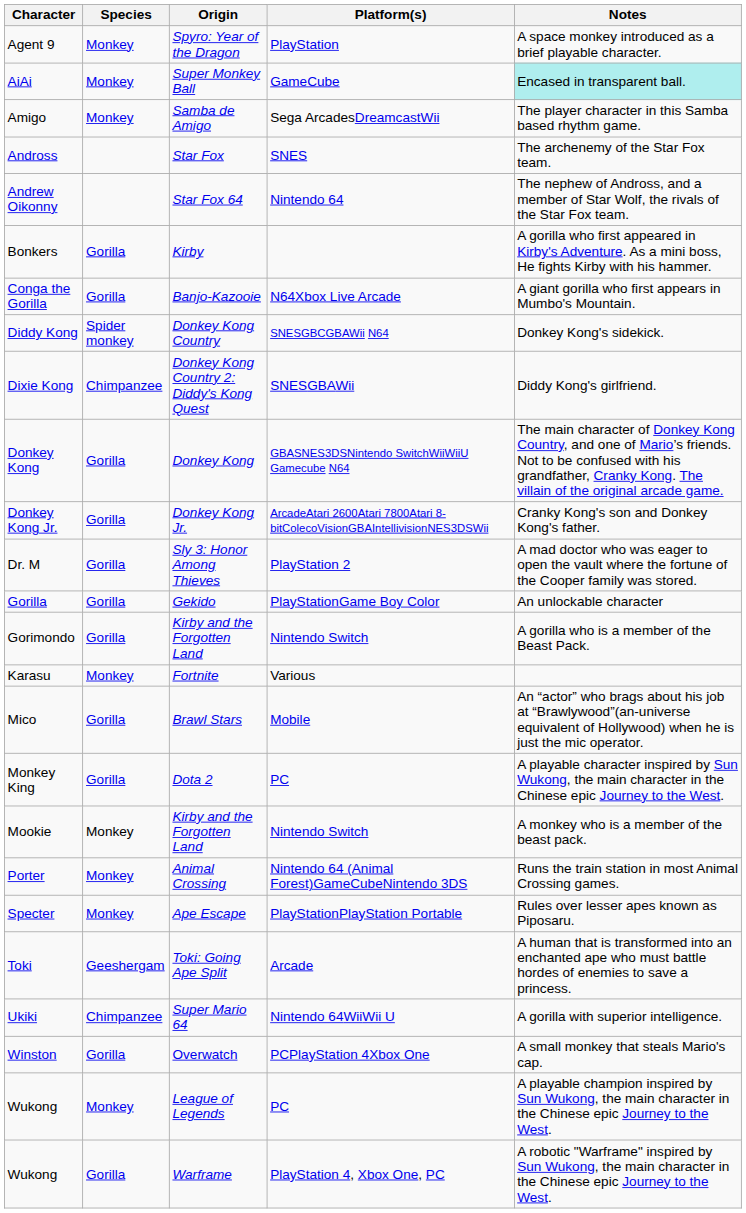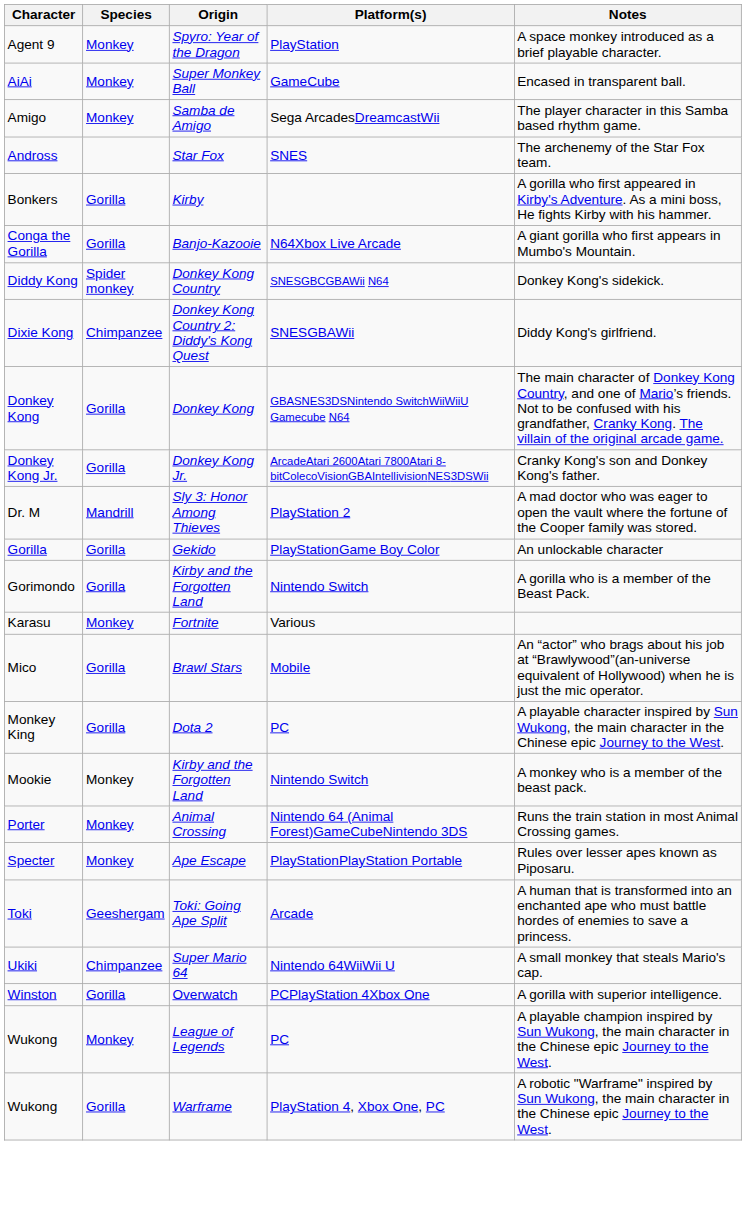(601, 81) paleturquoise background -> (601, 81) no background
- row: (33, 199)
(106, 564) Gorilla -> (110, 512) Mandrill
(620, 1017) A gorilla with superior intelligence. -> (621, 965) A small monkey that steals Mario's cap.
(621, 1054) A small monkey that steals Mario's cap. -> (620, 994) A gorilla with superior intelligence.
